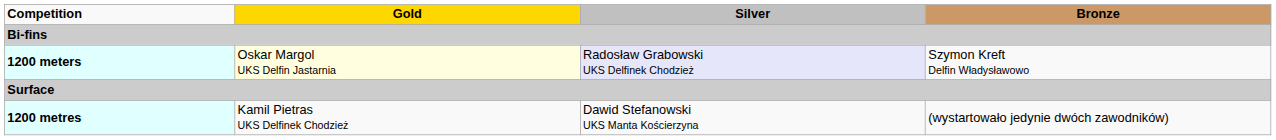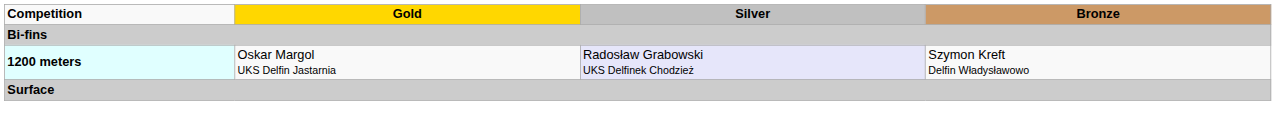(287, 62) lightyellow background -> (287, 62) no background
- row: (44, 117)
